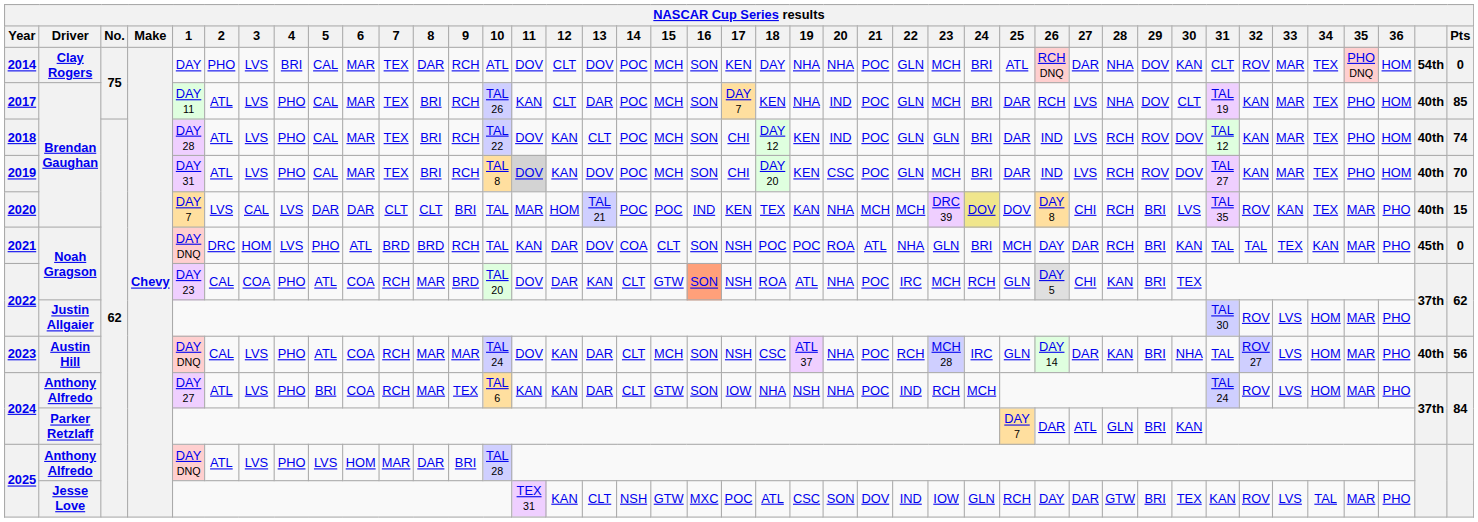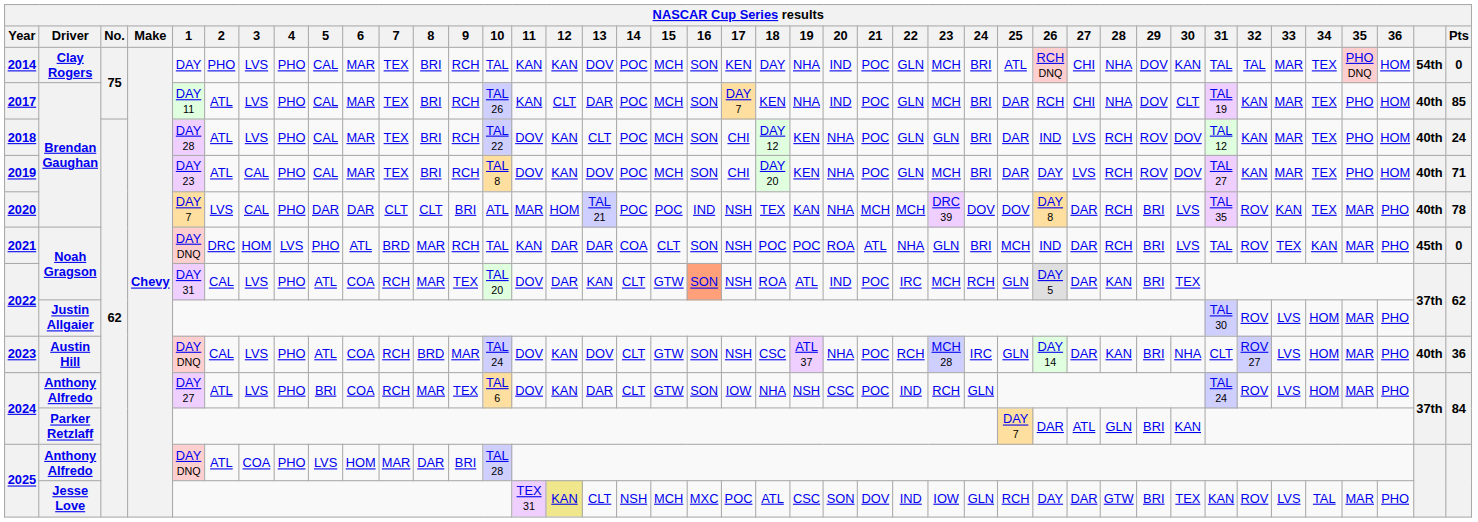(292, 65) BRI -> (292, 65) PHO
(431, 65) DAR -> (431, 65) BRI
(497, 65) ATL -> (497, 65) TAL
(529, 65) DOV -> (529, 65) KAN
(565, 65) CLT -> (565, 65) KAN
(841, 65) NHA -> (841, 65) IND
(1085, 65) DAR -> (1084, 65) CHI
(1223, 65) CLT -> (1221, 65) TAL
(1256, 65) ROV -> (1254, 65) TAL
(1085, 101) LVS -> (1084, 101) CHI
(841, 137) IND -> (841, 137) NHA
(1460, 137) 74 -> (1459, 137) 24
(189, 173) DAY 31 -> (189, 173) DAY 23
(256, 173) LVS -> (256, 173) CAL
(529, 173) lightgrey background -> (529, 173) no background
(841, 173) CSC -> (841, 173) NHA
(1052, 173) IND -> (1050, 173) DAY
(1460, 173) 70 -> (1459, 173) 71
(292, 210) LVS -> (292, 210) PHO
(497, 210) TAL -> (497, 210) ATL
(739, 210) KEN -> (739, 210) NSH
(982, 210) khaki background -> (981, 210) no background
(1085, 210) CHI -> (1084, 210) DAR
(1460, 210) 15 -> (1459, 210) 78
(431, 246) BRD -> (431, 246) MAR
(600, 246) DOV -> (600, 246) DAR
(1052, 246) DAY -> (1050, 246) IND
(1189, 246) KAN -> (1188, 246) LVS
(1256, 246) TAL -> (1254, 246) ROV
(189, 281) DAY 23 -> (189, 281) DAY 31
(256, 282) COA -> (256, 282) LVS
(466, 282) BRD -> (466, 282) TEX
(841, 282) NHA -> (841, 282) IND
(1085, 282) CHI -> (1084, 282) DAR
(431, 354) MAR -> (431, 354) BRD
(600, 354) DAR -> (600, 354) DOV
(669, 354) MCH -> (669, 354) GTW
(1223, 354) TAL -> (1221, 354) CLT
(1460, 354) 56 -> (1459, 354) 36
(529, 390) KAN -> (529, 390) DOV
(841, 390) NHA -> (841, 390) CSC
(982, 390) MCH -> (981, 390) GLN
(256, 463) LVS -> (256, 463) COA
(565, 499) no background -> (565, 499) khaki background
(669, 499) GTW -> (669, 499) MCH
